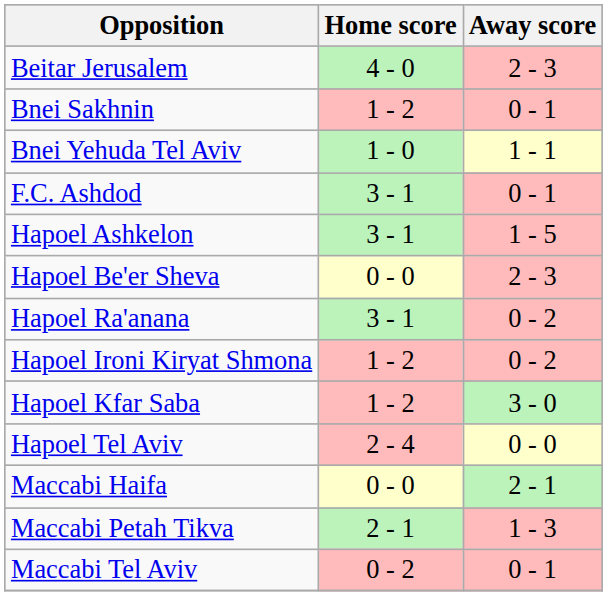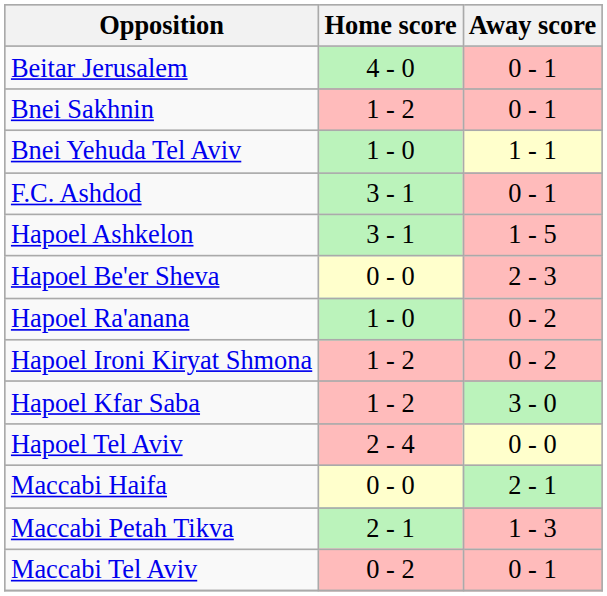(532, 67) 2 - 3 -> (532, 67) 0 - 1
(390, 318) 3 - 1 -> (390, 318) 1 - 0
